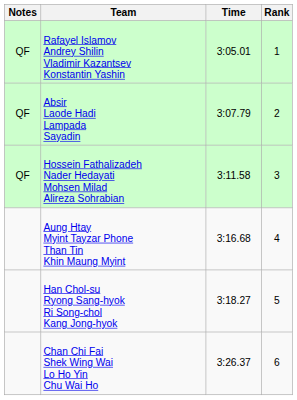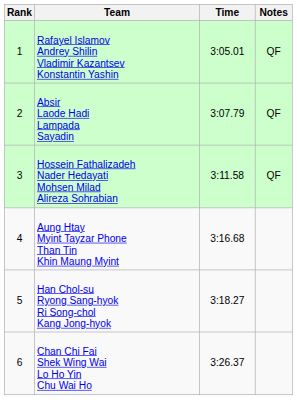columns swapped: (277, 12) <-> (23, 12)
